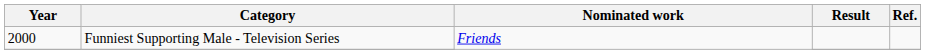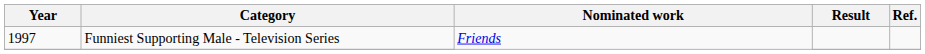(22, 37) 2000 -> (22, 37) 1997
